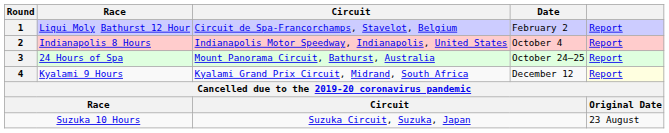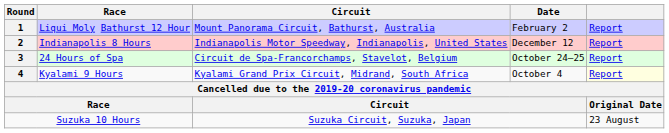(326, 28) Circuit de Spa-Francorchamps, Stavelot, Belgium -> (315, 28) Mount Panorama Circuit, Bathurst, Australia
(537, 43) October 4 -> (543, 43) December 12
(315, 59) Mount Panorama Circuit, Bathurst, Australia -> (326, 59) Circuit de Spa-Francorchamps, Stavelot, Belgium
(543, 74) December 12 -> (537, 74) October 4
